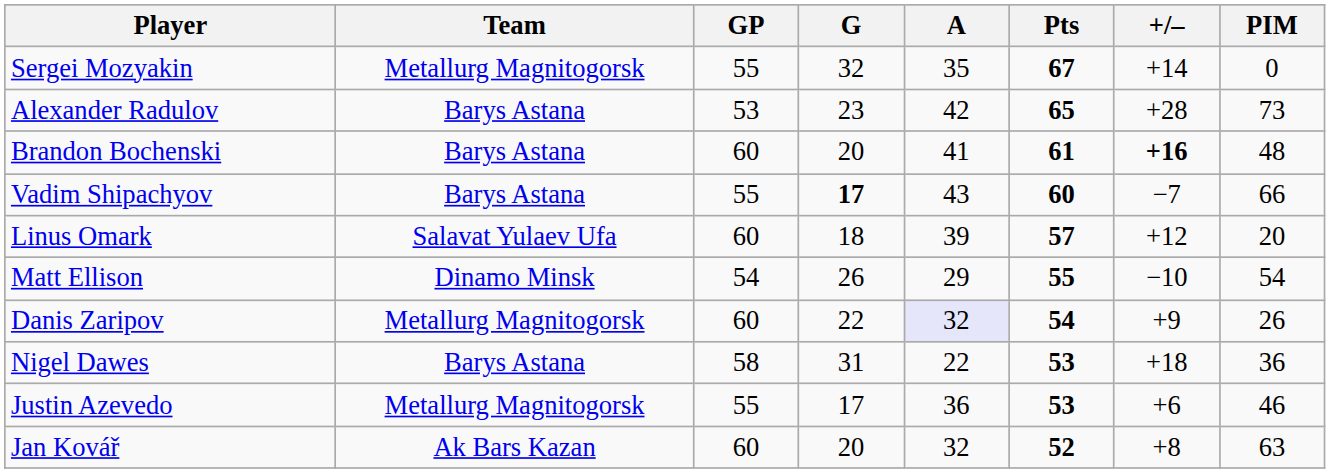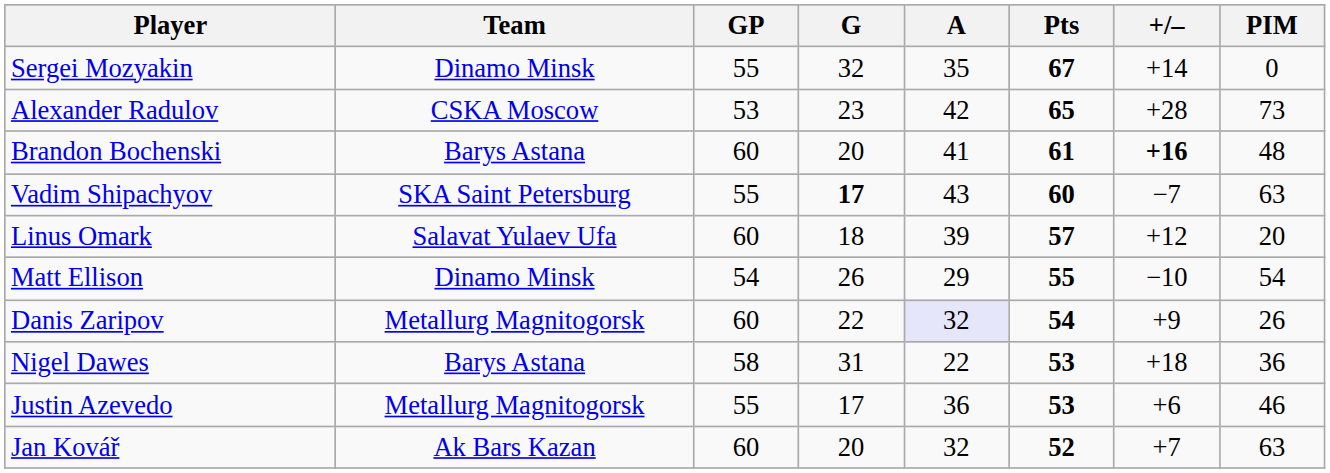(515, 67) Metallurg Magnitogorsk -> (515, 67) Dinamo Minsk
(515, 109) Barys Astana -> (515, 109) CSKA Moscow
(515, 194) Barys Astana -> (515, 194) SKA Saint Petersburg
(1272, 194) 66 -> (1272, 194) 63
(1167, 446) +8 -> (1167, 446) +7
